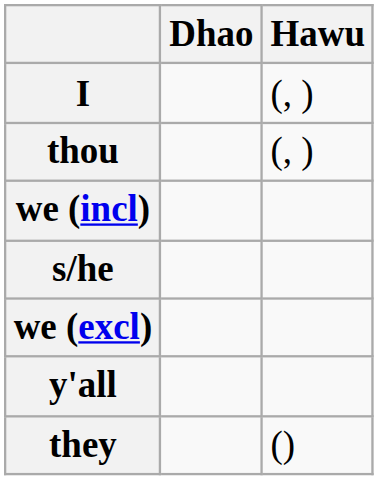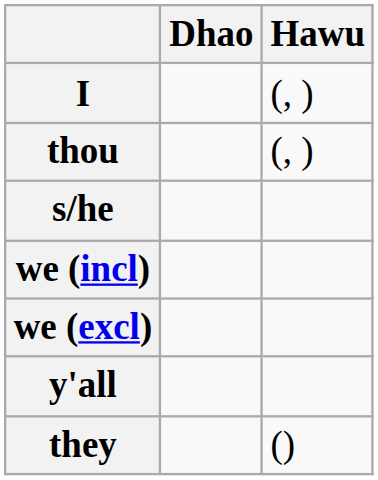rows swapped: (83, 268) <-> (83, 209)
